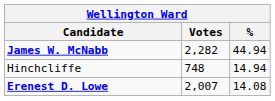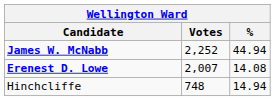(201, 50) 2,282 -> (201, 50) 2,252
rows swapped: (58, 86) <-> (44, 68)
